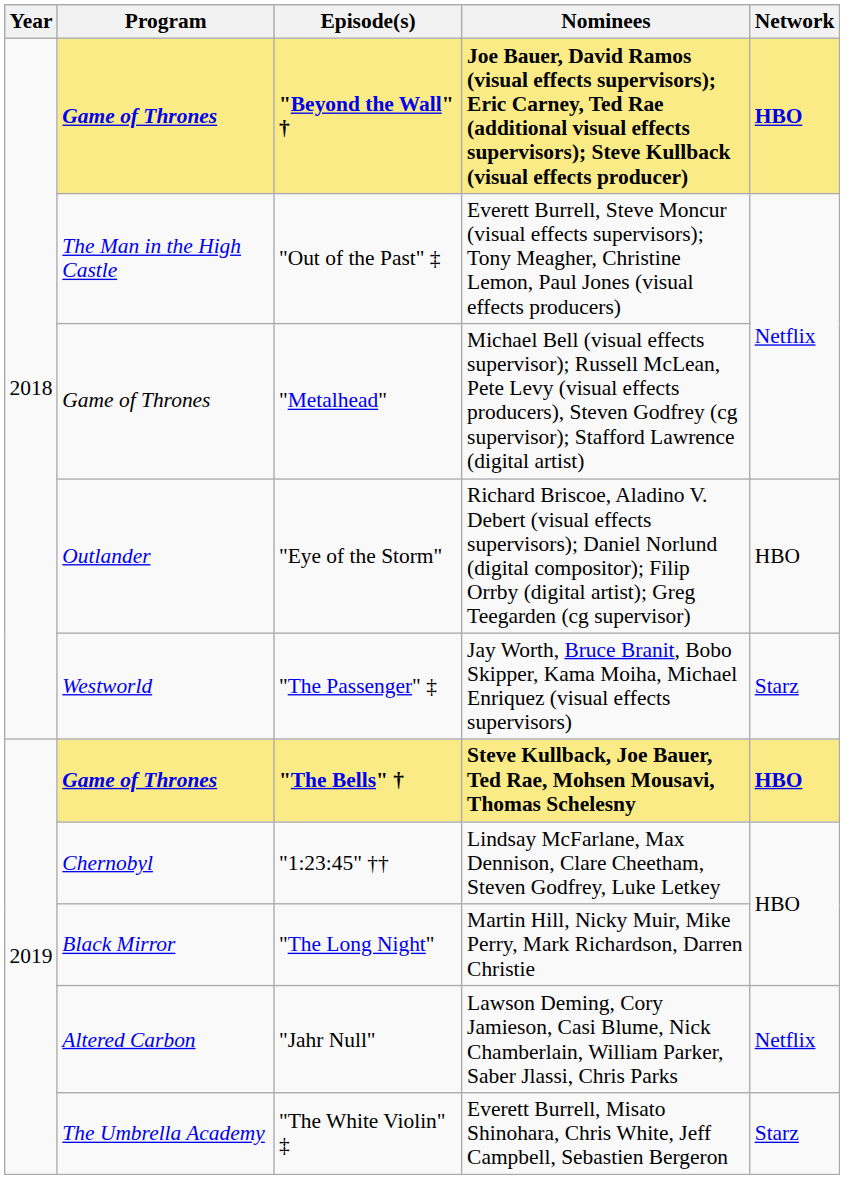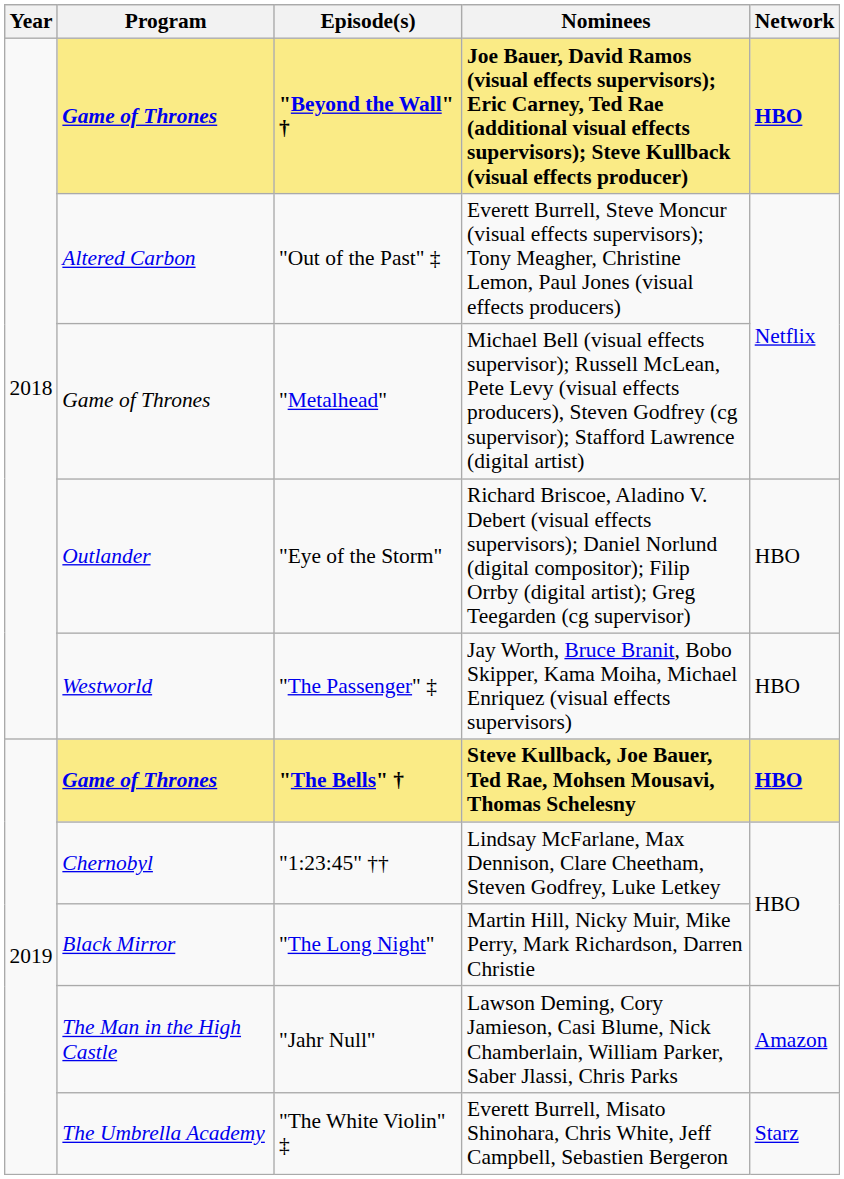(152, 258) The Man in the High Castle -> (129, 258) Altered Carbon
(777, 685) Starz -> (777, 685) HBO
(129, 1039) Altered Carbon -> (152, 1039) The Man in the High Castle
(785, 1039) Netflix -> (791, 1039) Amazon
